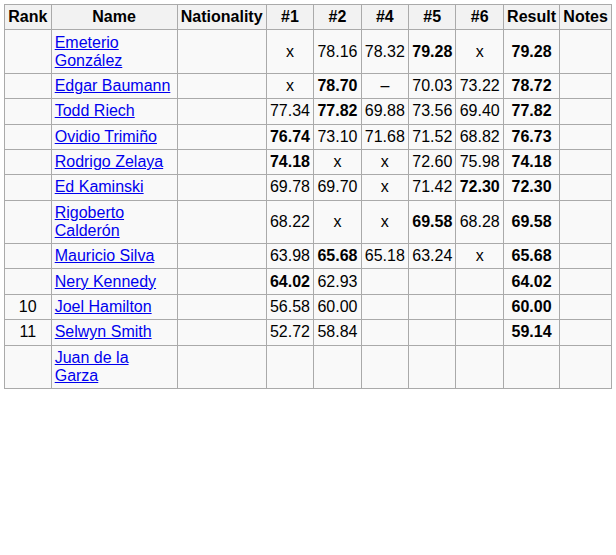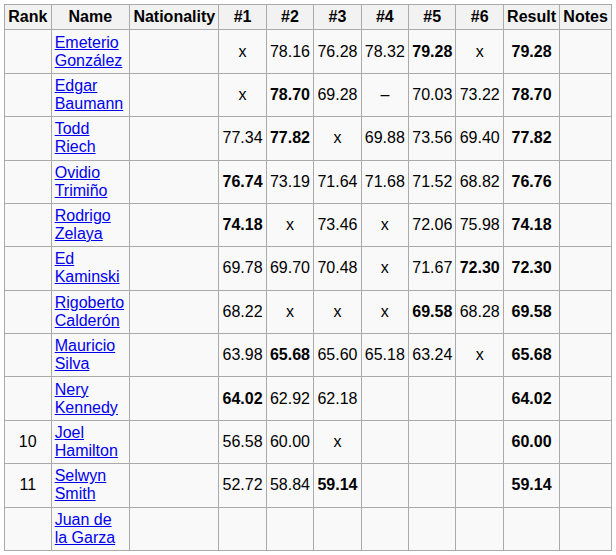+ column: (337, 17)
(532, 85) 78.72 -> (532, 94) 78.70
(337, 136) 73.10 -> (290, 181) 73.19
(532, 136) 76.73 -> (532, 181) 76.76
(432, 162) 72.60 -> (432, 225) 72.06
(432, 187) 71.42 -> (432, 268) 71.67
(337, 281) 62.93 -> (290, 398) 62.92
